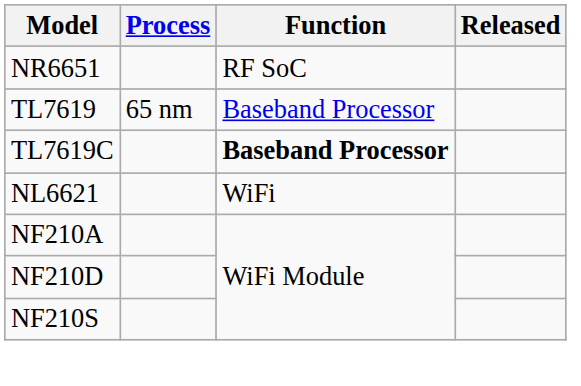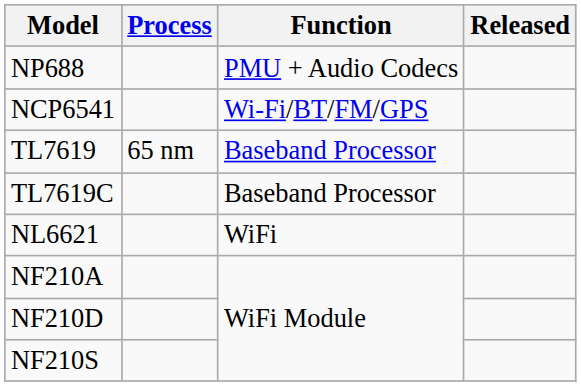- row: (56, 67)
+ row: (48, 67)
+ row: (63, 109)
(336, 151) bold -> (330, 192) normal
